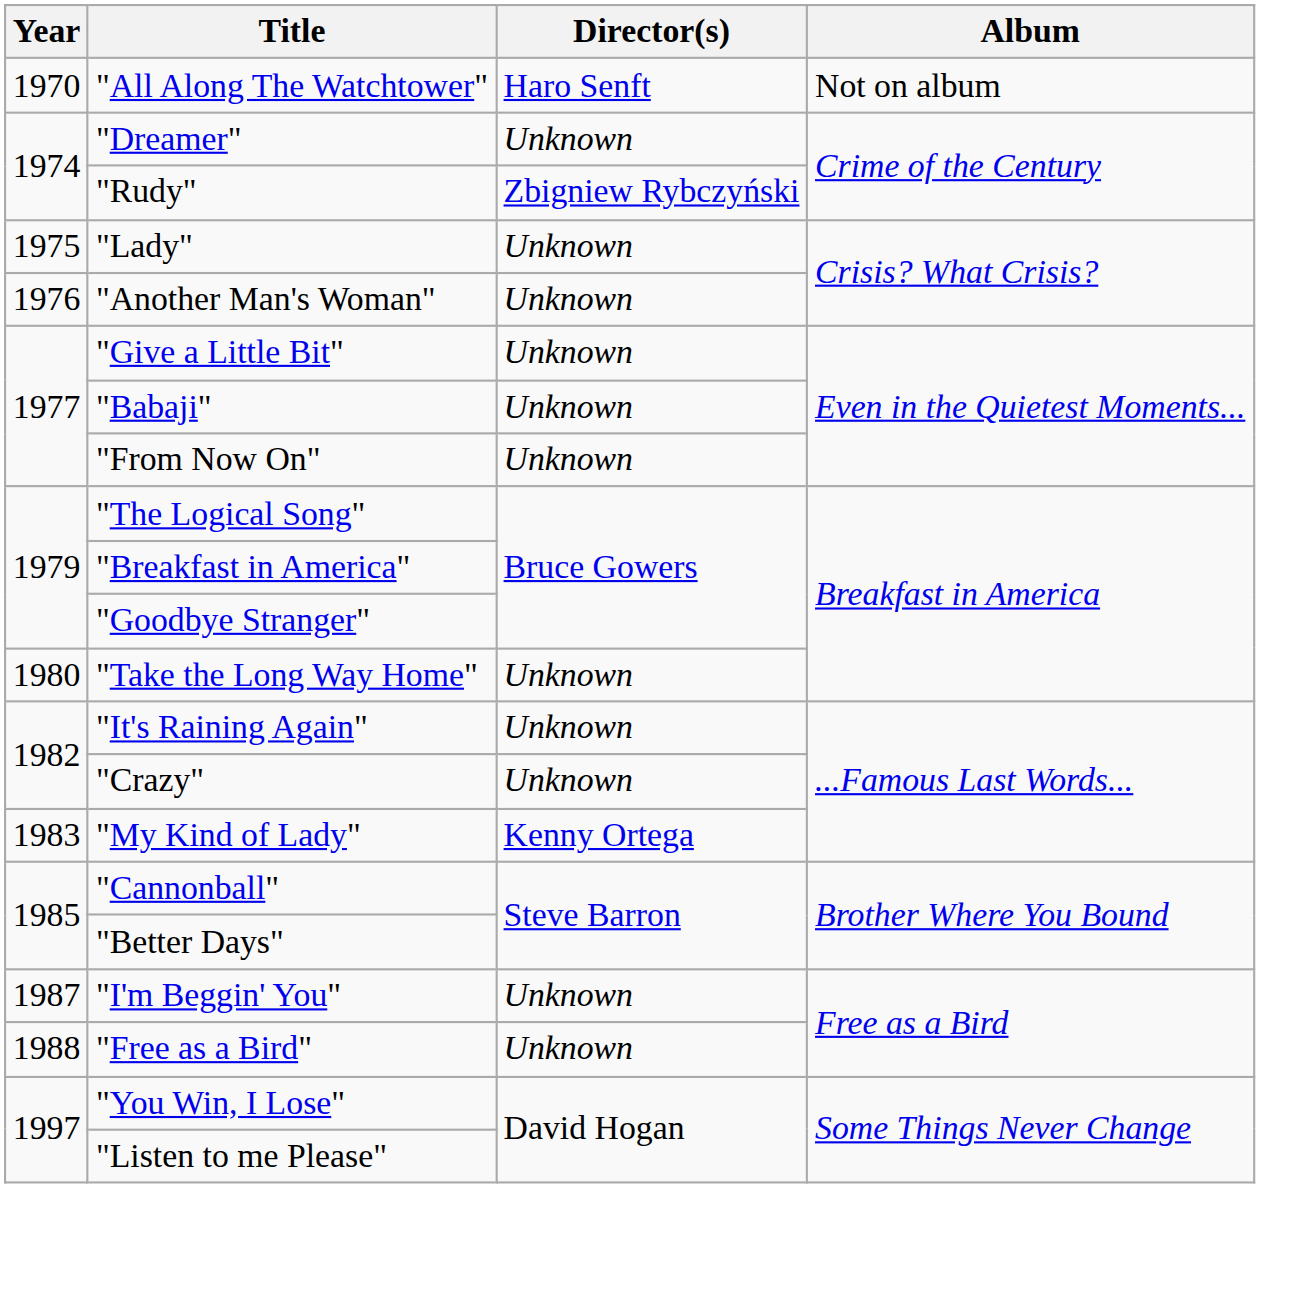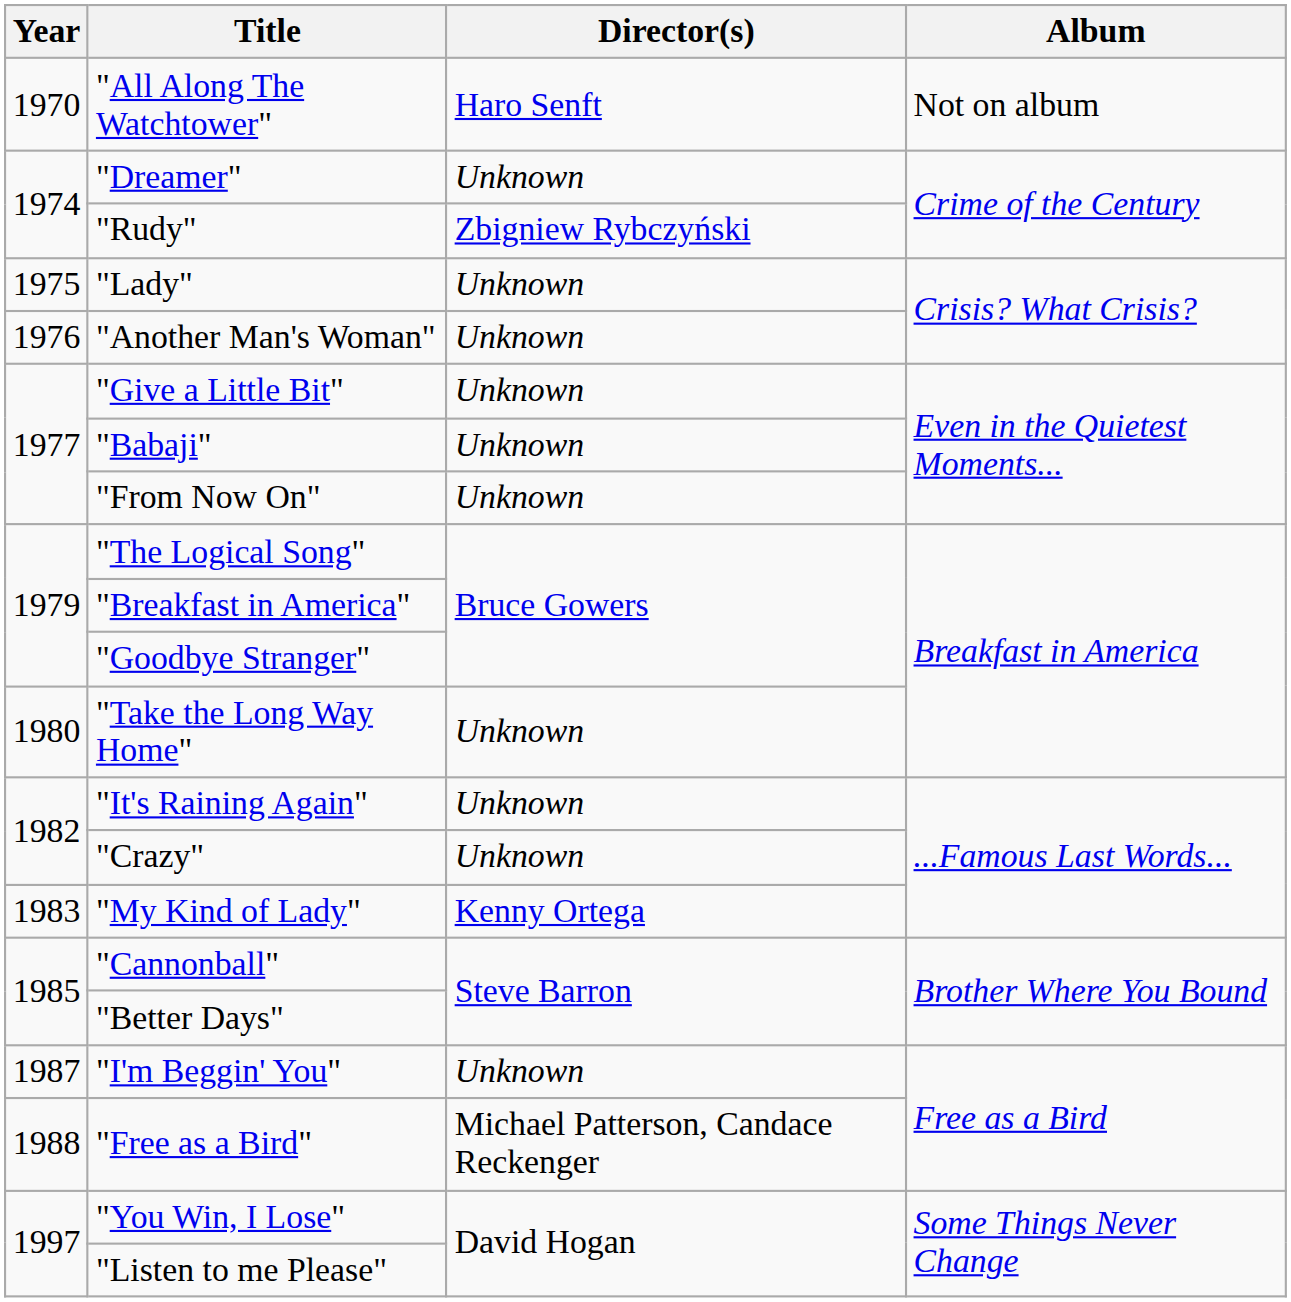(568, 1048) Unknown -> (644, 1143) Michael Patterson, Candace Reckenger
